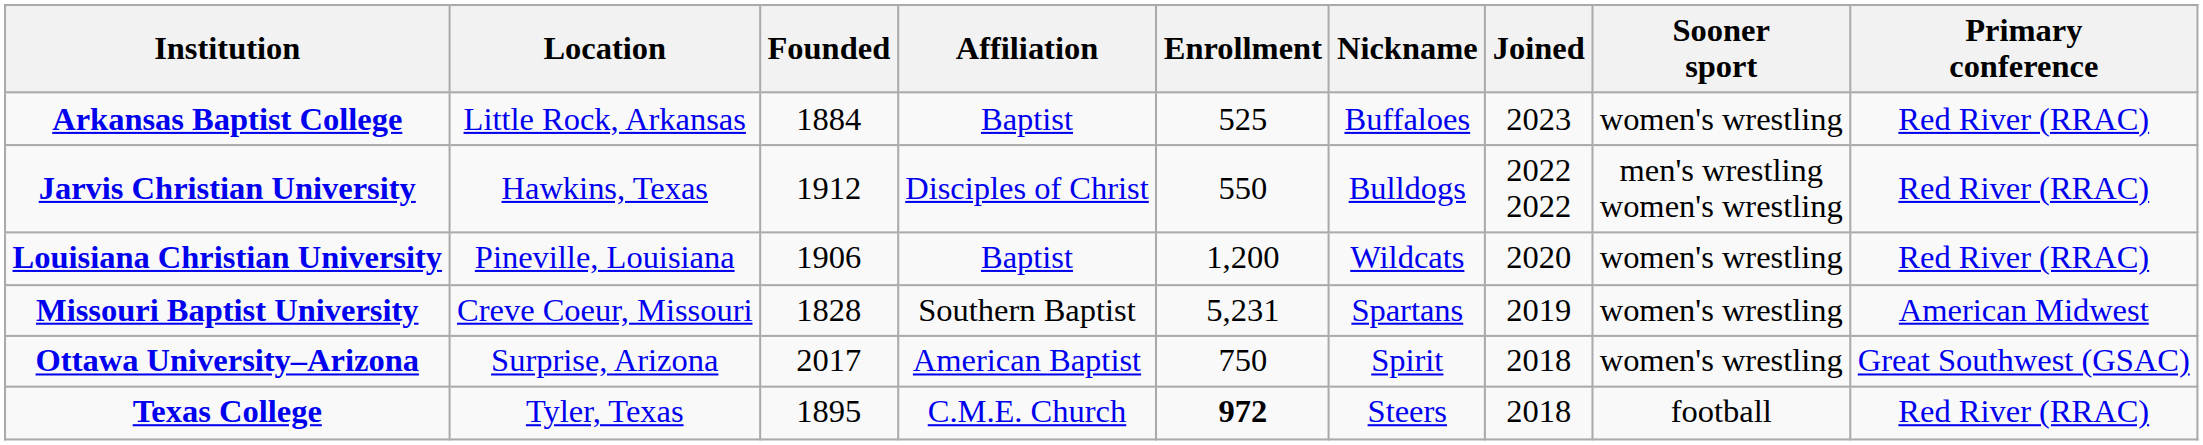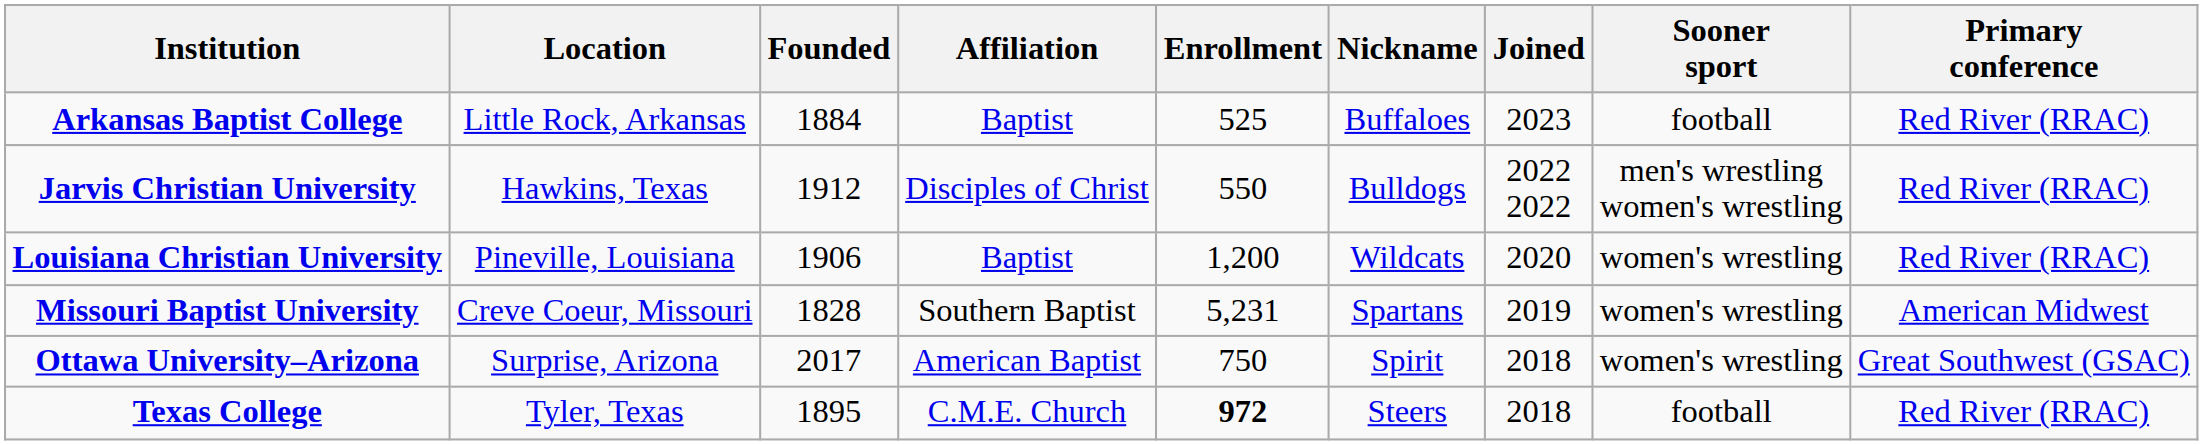(1721, 118) women's wrestling -> (1721, 118) football
